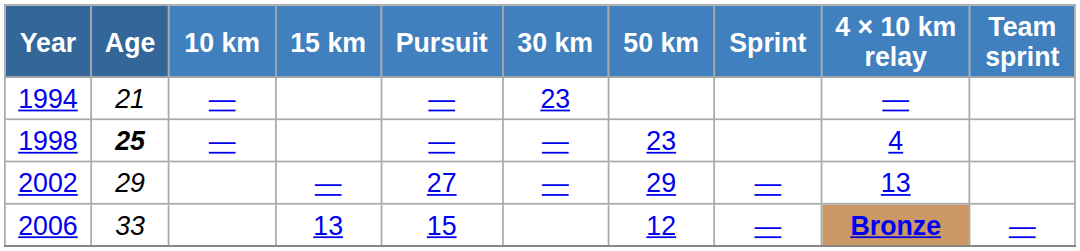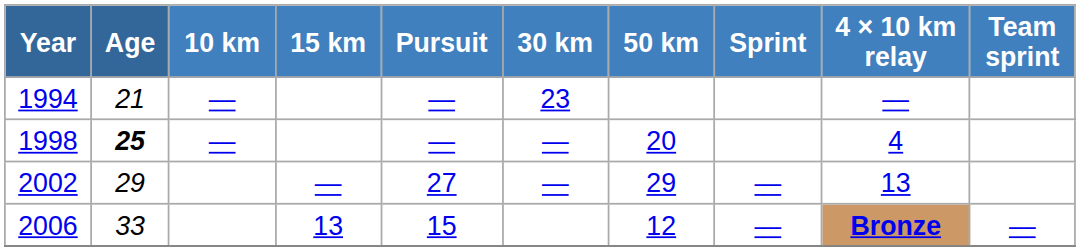(661, 141) 23 -> (661, 141) 20
